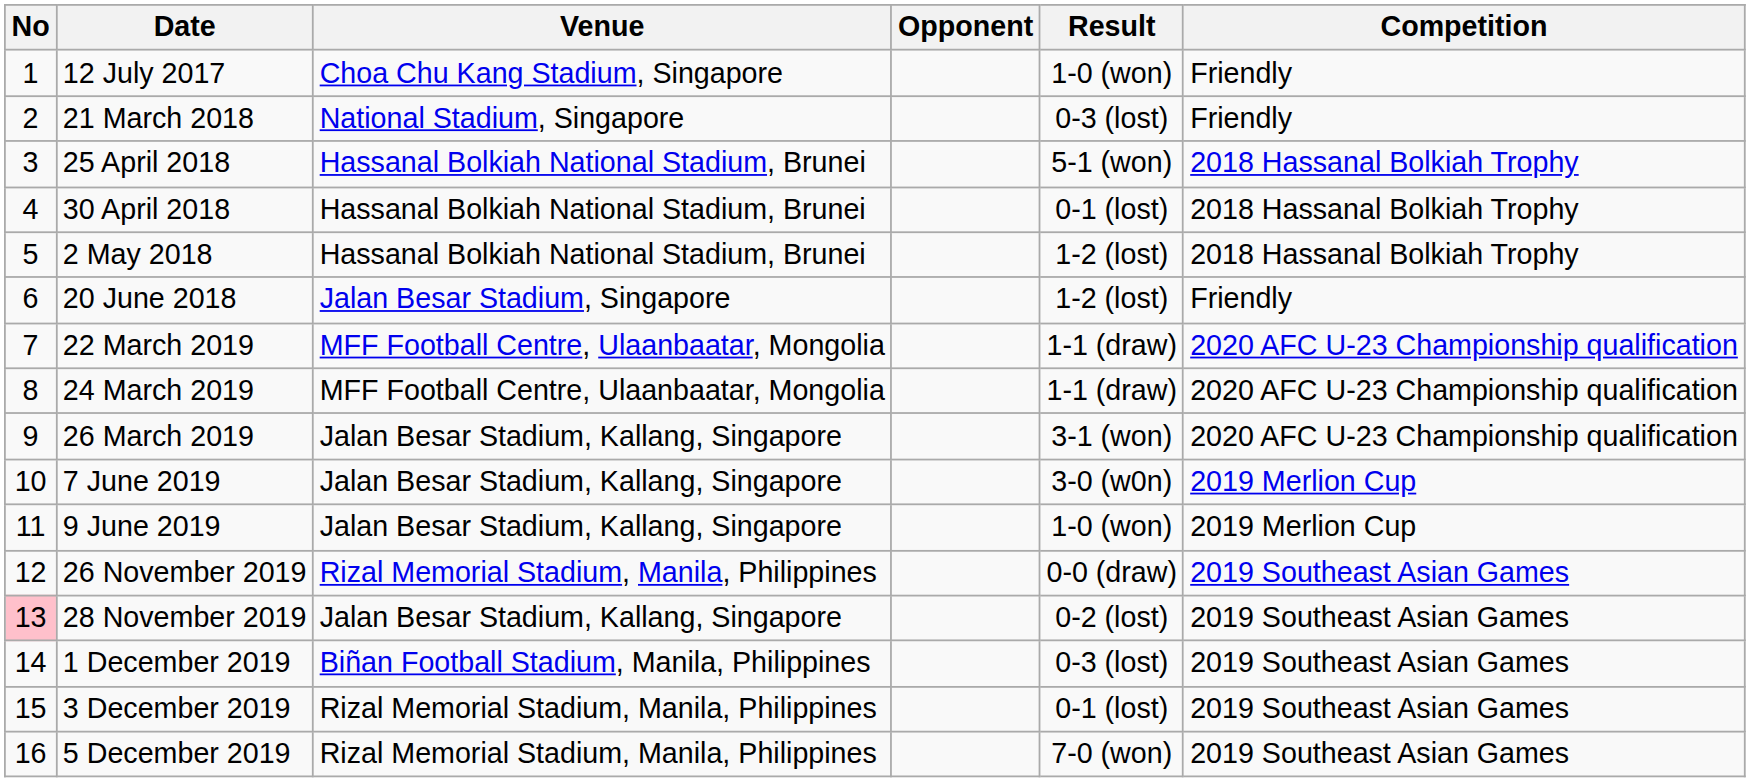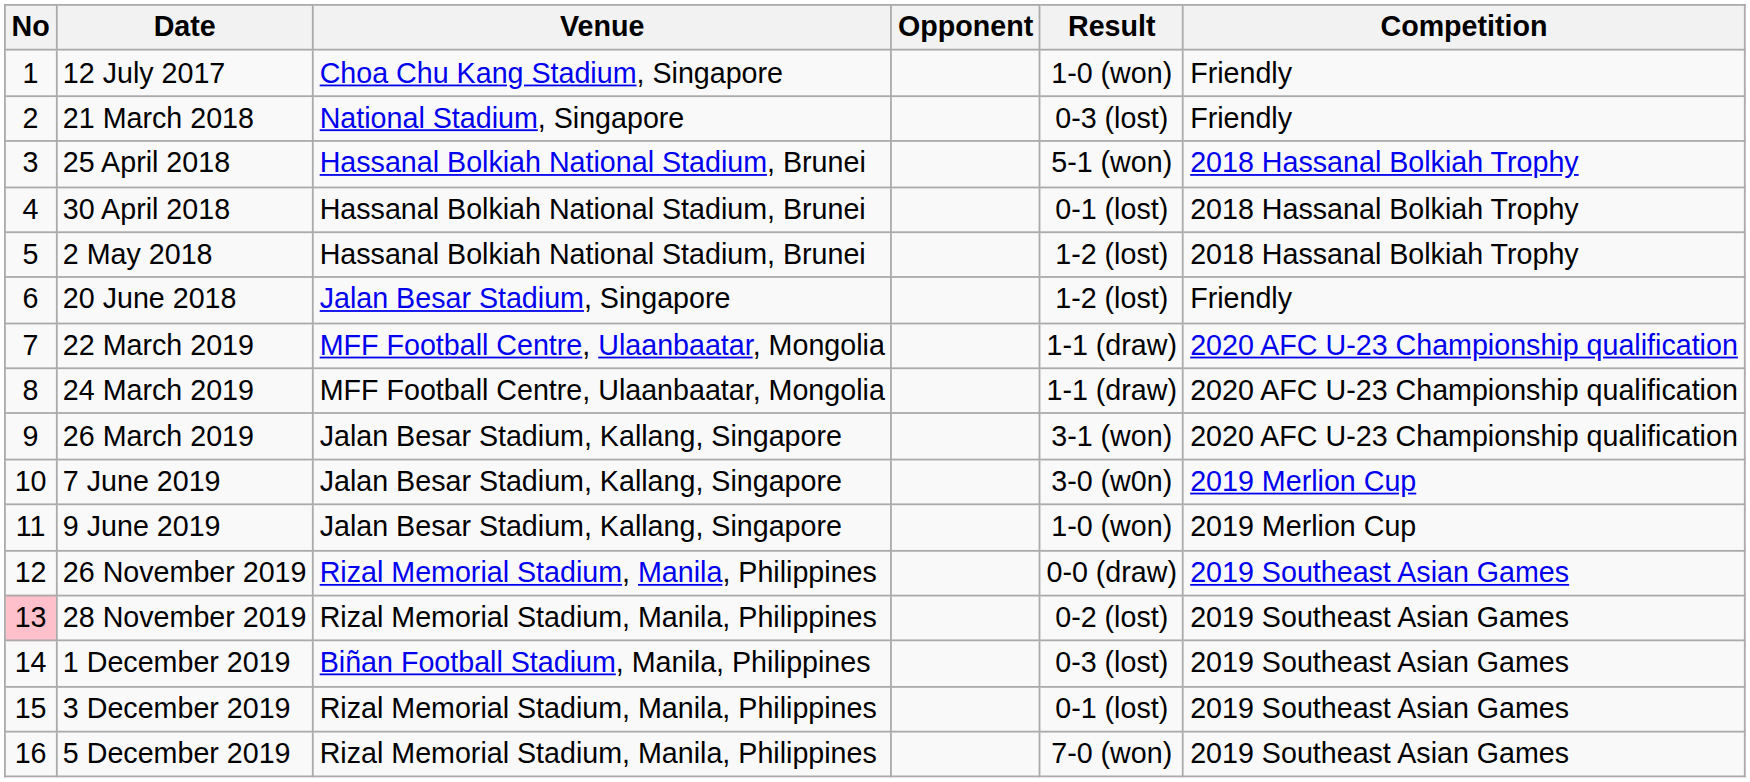(581, 617) Jalan Besar Stadium, Kallang, Singapore -> (598, 617) Rizal Memorial Stadium, Manila, Philippines
